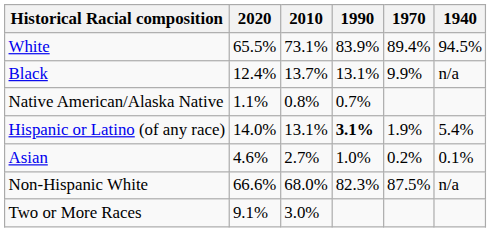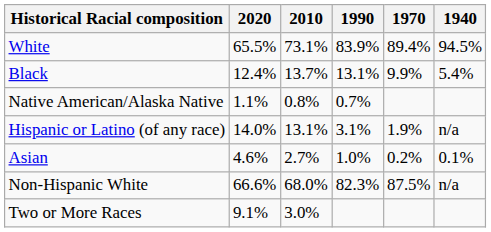(449, 74) n/a -> (456, 74) 5.4%
(355, 129) bold -> (353, 129) normal
(456, 129) 5.4% -> (449, 129) n/a
